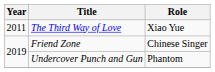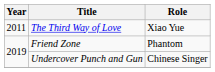(178, 43) Chinese Singer -> (165, 43) Phantom
(165, 59) Phantom -> (178, 59) Chinese Singer
